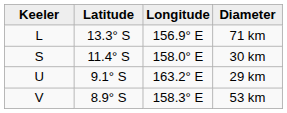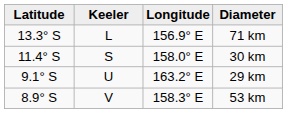columns swapped: (39, 14) <-> (109, 14)
